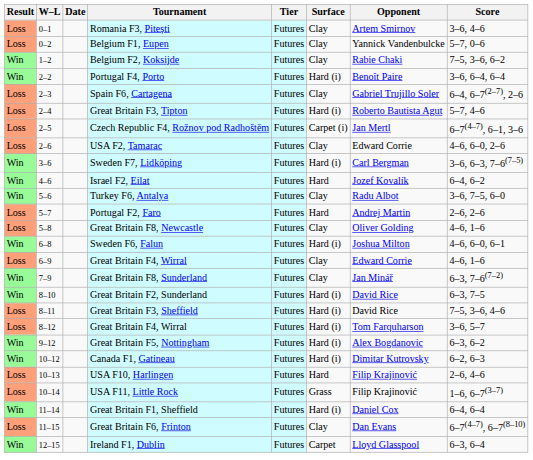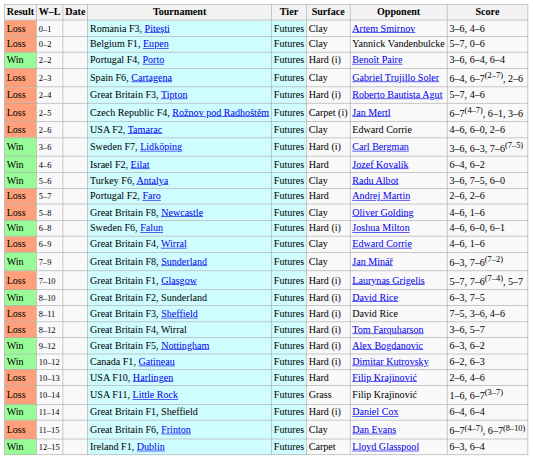- row: (45, 61)
+ row: (47, 281)
